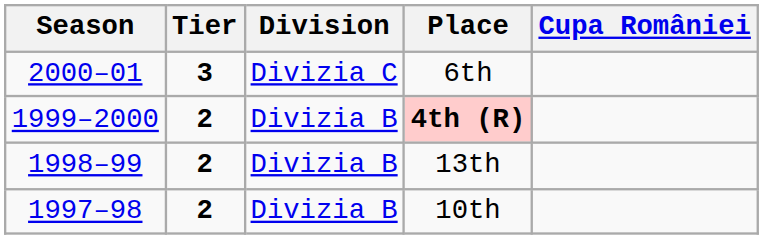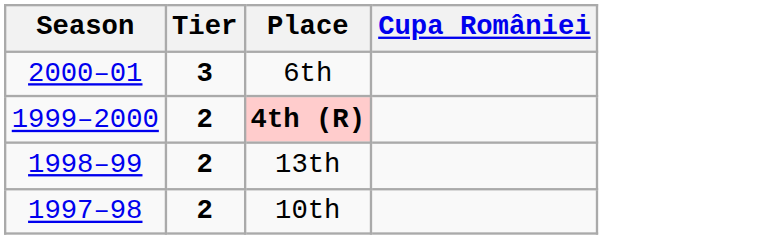- column: (324, 28)
